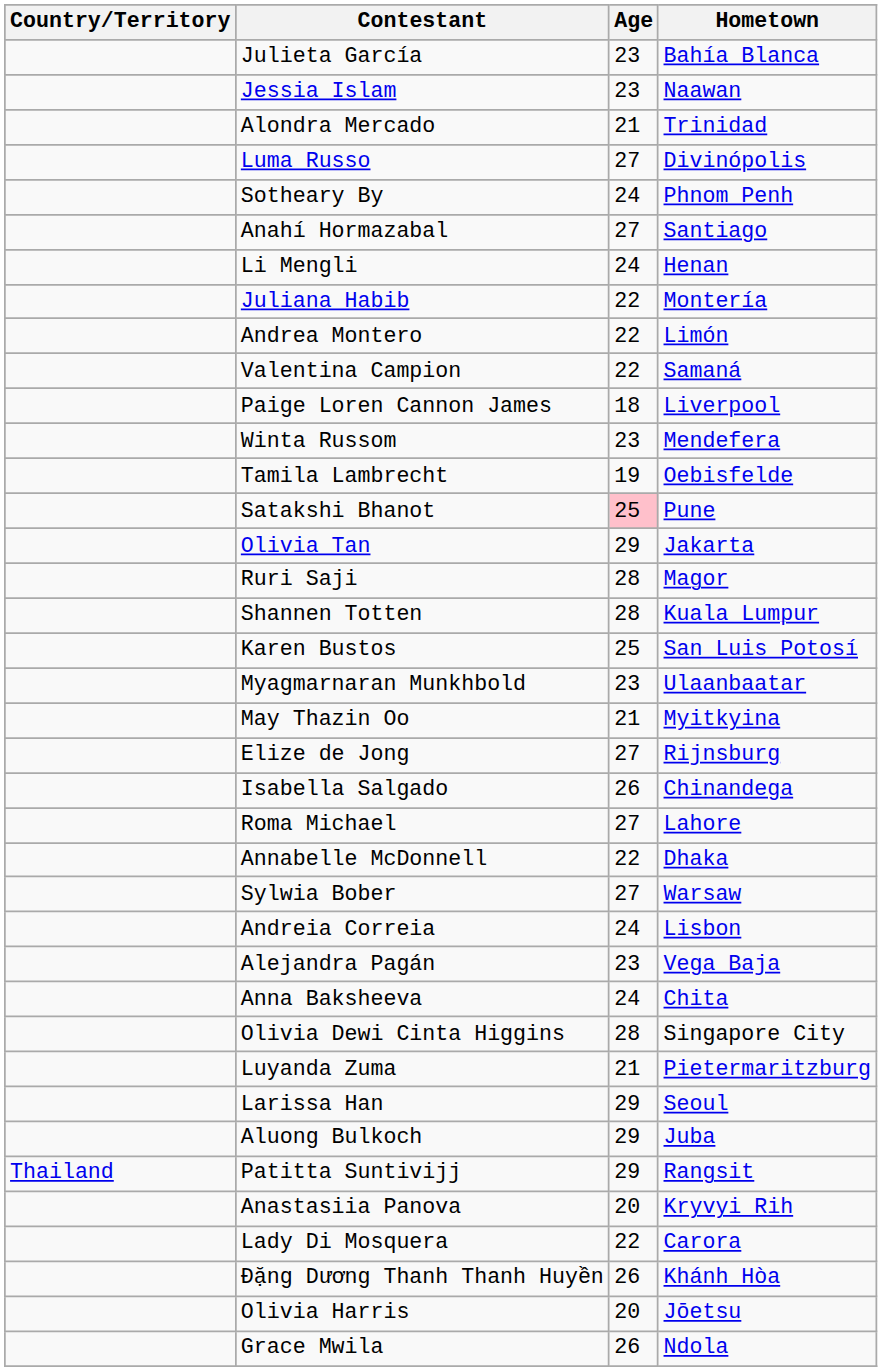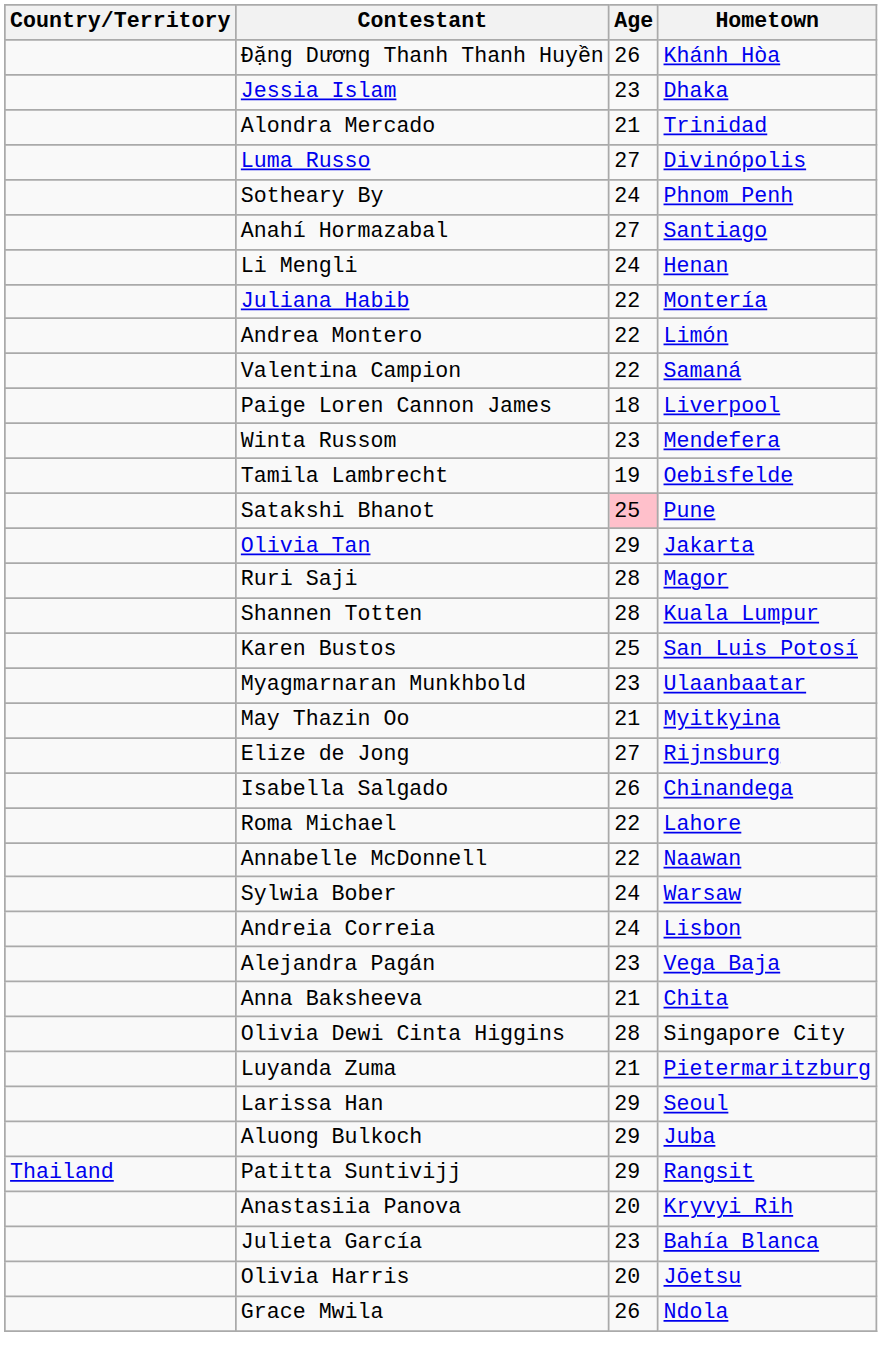rows swapped: (332, 58) <-> (422, 1279)
(702, 92) Naawan -> (696, 92) Dhaka
(627, 825) 27 -> (627, 825) 22
(696, 860) Dhaka -> (702, 860) Naawan
(627, 895) 27 -> (627, 895) 24
(627, 1000) 24 -> (627, 1000) 21
- row: (345, 1244)
